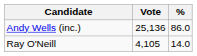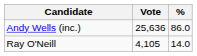(150, 28) 25,136 -> (150, 28) 25,636
